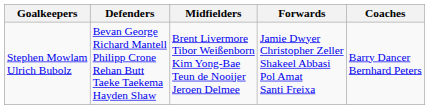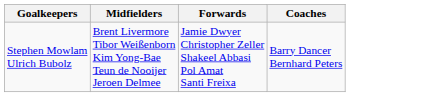- column: (130, 13)
